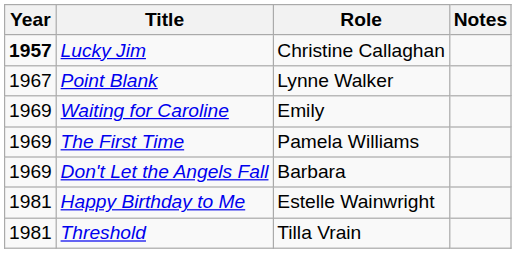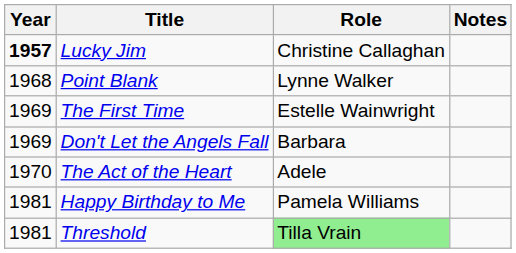(30, 80) 1967 -> (30, 80) 1968
- row: (145, 111)
(348, 141) Pamela Williams -> (356, 111) Estelle Wainwright
+ row: (146, 171)
(356, 202) Estelle Wainwright -> (348, 202) Pamela Williams
(319, 232) no background -> (319, 232) lightgreen background
